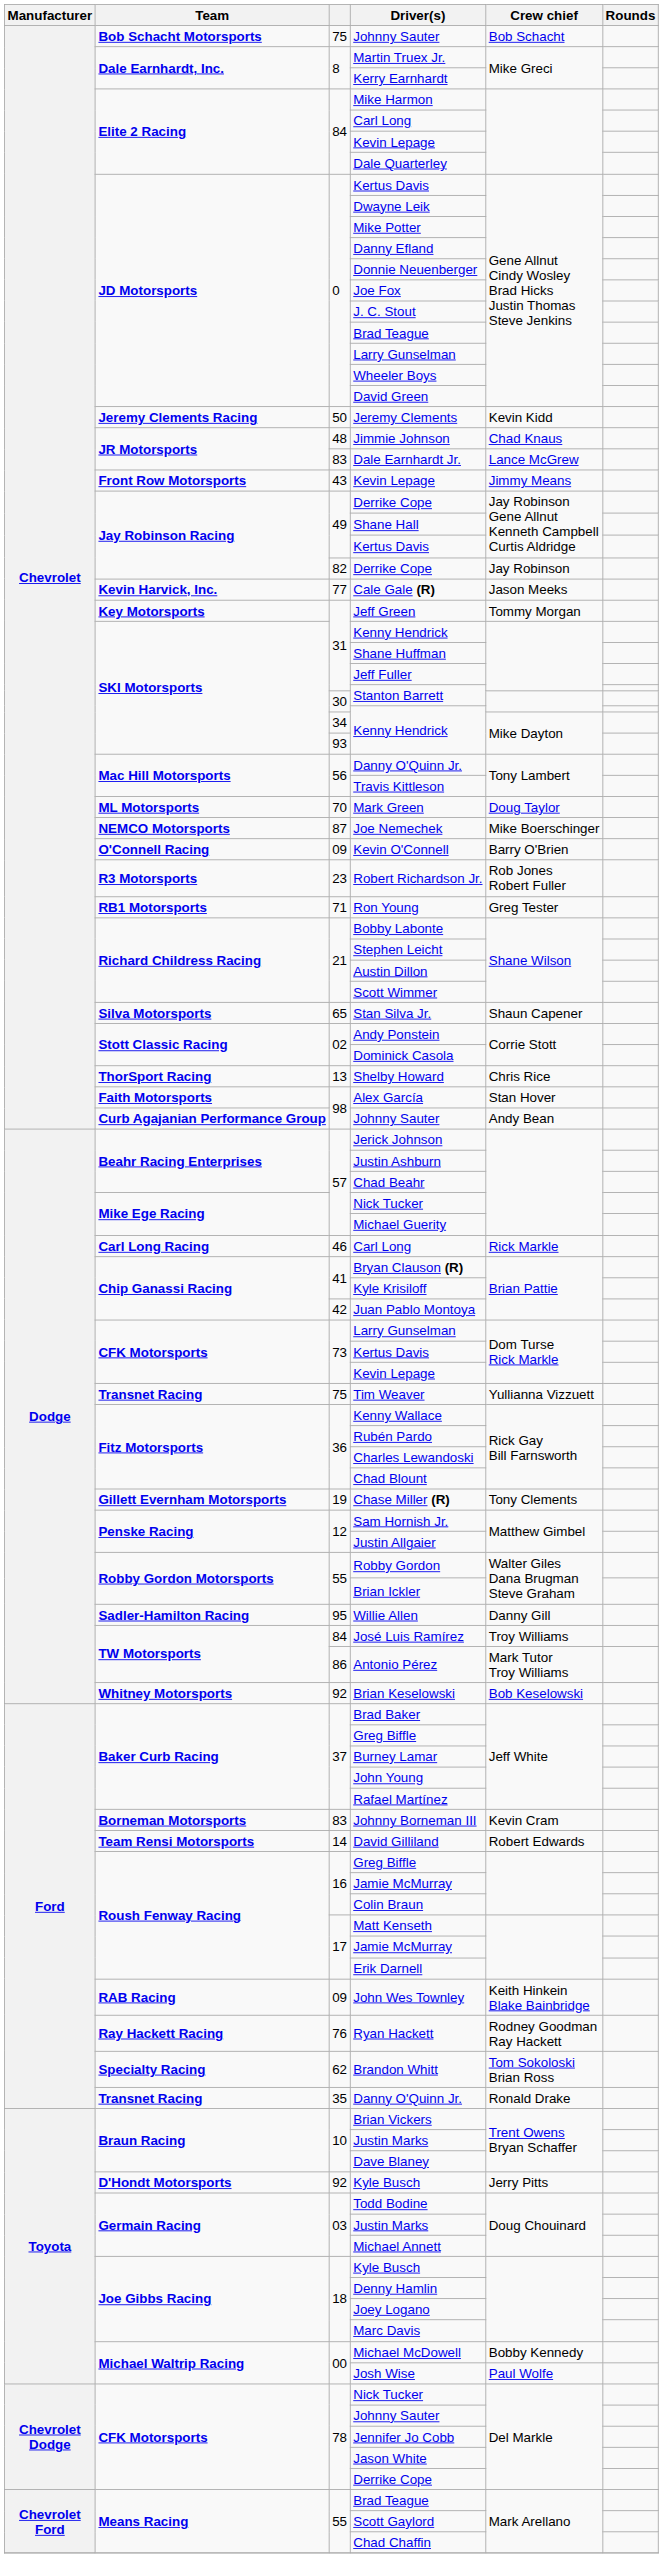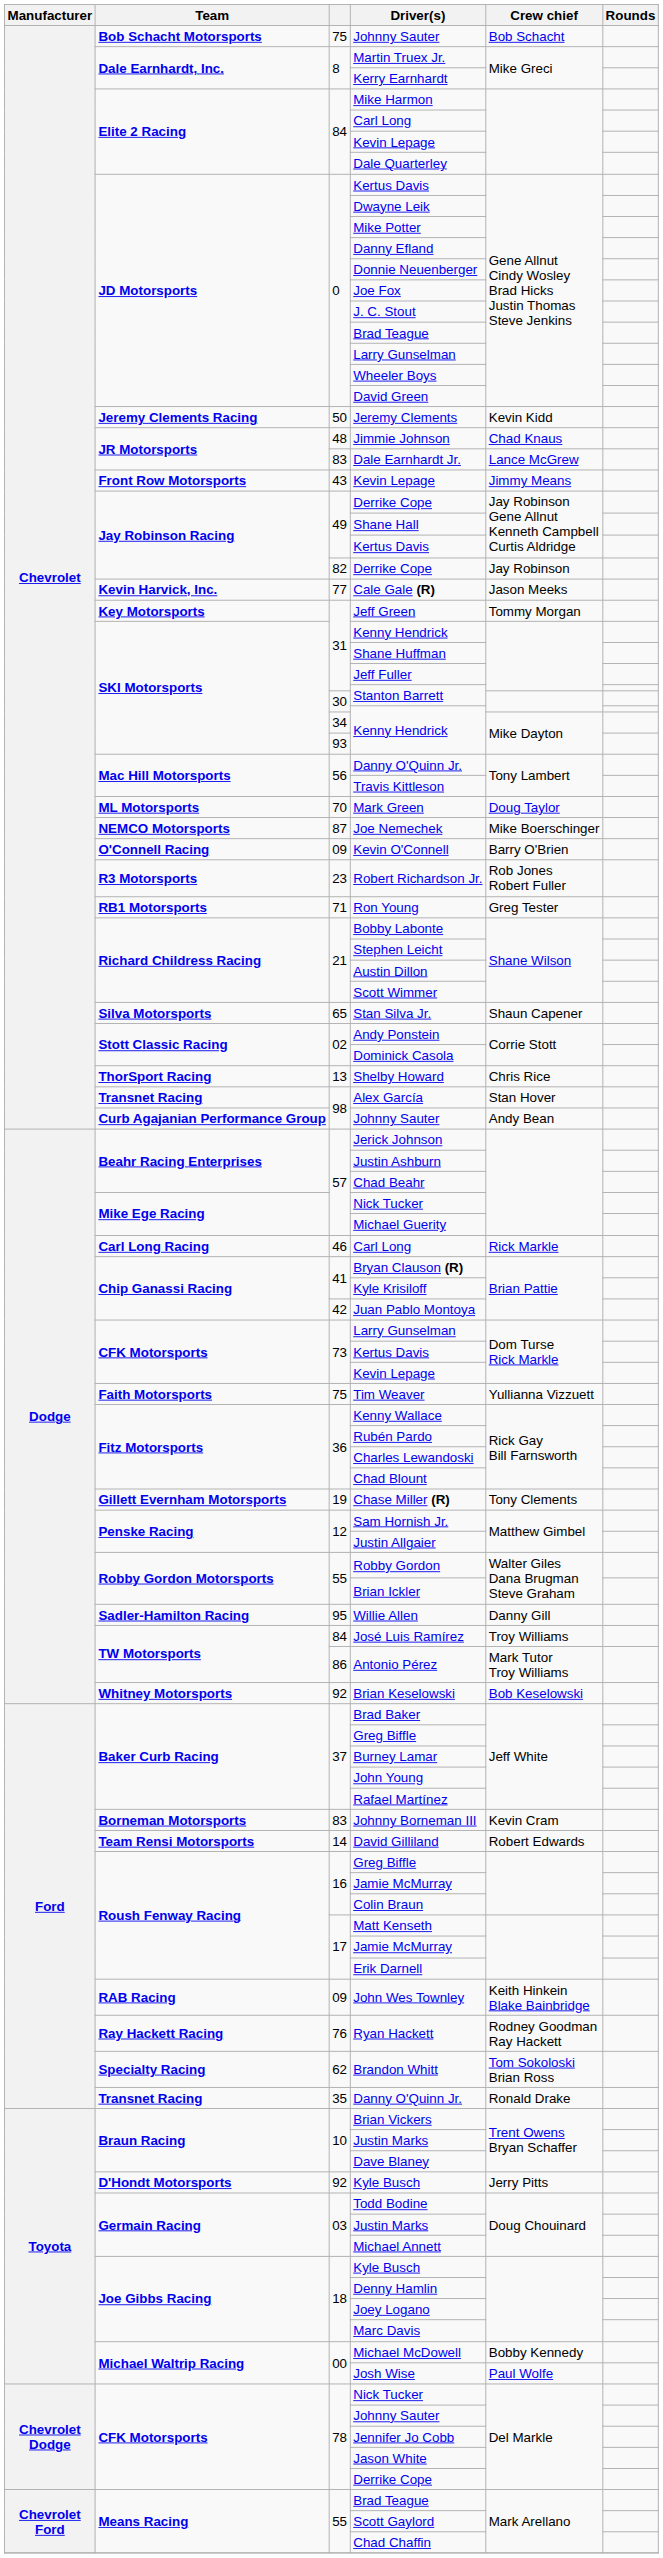(155, 1098) Faith Motorsports -> (150, 1098) Transnet Racing
(150, 1394) Transnet Racing -> (155, 1394) Faith Motorsports
